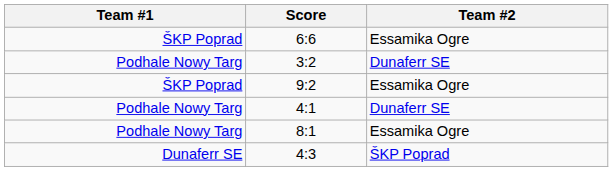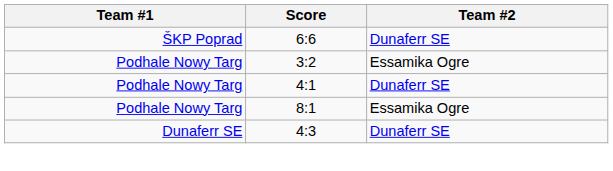(419, 39) Essamika Ogre -> (410, 39) Dunaferr SE
(410, 62) Dunaferr SE -> (419, 62) Essamika Ogre
- row: (306, 85)
(410, 154) ŠKP Poprad -> (410, 131) Dunaferr SE
